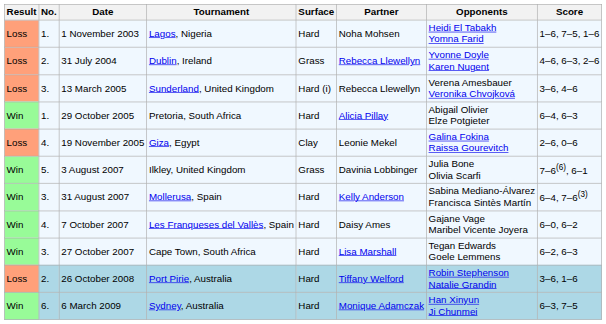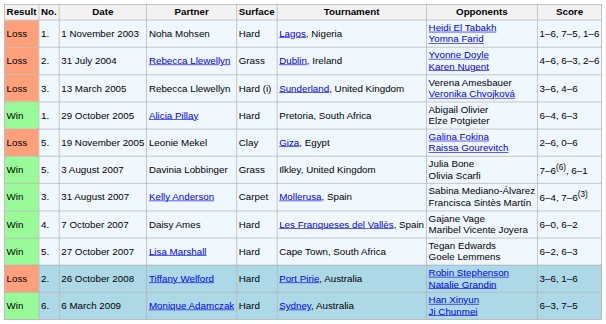columns swapped: (221, 11) <-> (381, 11)
(45, 142) 4. -> (45, 142) 5.
(309, 196) Hard -> (253, 196) Carpet
(45, 251) 3. -> (45, 251) 5.
